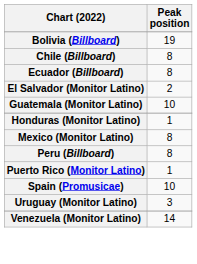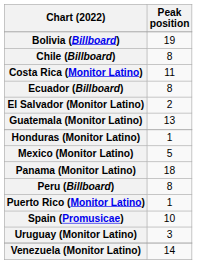+ row: (76, 72)
(170, 105) 10 -> (170, 121) 13
(170, 137) 8 -> (170, 154) 5
+ row: (76, 170)
